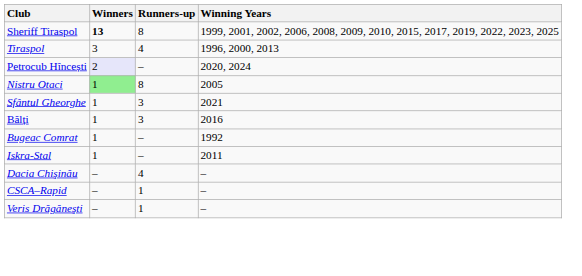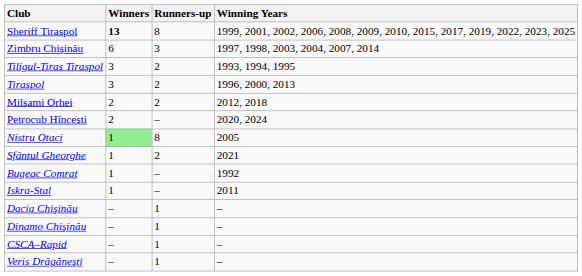+ row: (45, 48)
+ row: (55, 66)
(141, 48) 4 -> (157, 84) 2
+ row: (40, 102)
(95, 66) lavender background -> (111, 119) no background
(141, 102) 3 -> (157, 155) 2
- row: (18, 119)
(141, 173) 4 -> (157, 208) 1
+ row: (47, 226)
